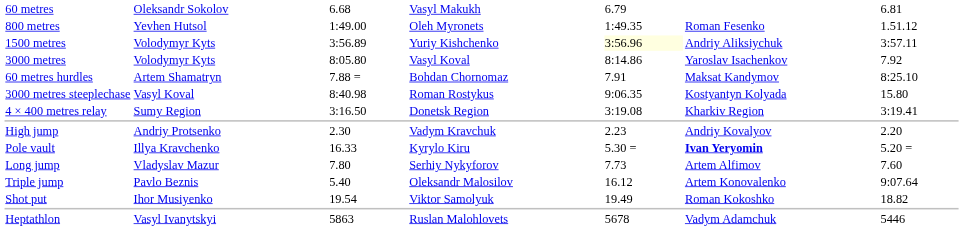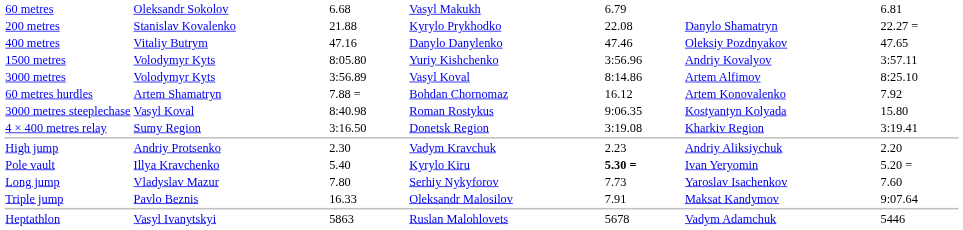+ row: (33, 26)
+ row: (33, 43)
- row: (33, 26)
(348, 43) 3:56.89 -> (348, 60) 8:05.80
(623, 43) lightyellow background -> (623, 60) no background
(734, 43) Andriy Aliksiychuk -> (728, 60) Andriy Kovalyov
(348, 60) 8:05.80 -> (348, 77) 3:56.89
(736, 60) Yaroslav Isachenkov -> (723, 77) Artem Alfimov
(891, 60) 7.92 -> (899, 77) 8:25.10
(616, 77) 7.91 -> (619, 94) 16.12
(732, 77) Maksat Kandymov -> (735, 94) Artem Konovalenko
(899, 77) 8:25.10 -> (891, 94) 7.92
(728, 131) Andriy Kovalyov -> (734, 147) Andriy Aliksiychuk
(343, 147) 16.33 -> (340, 164) 5.40
(621, 147) normal -> (621, 164) bold
(724, 147) bold -> (722, 164) normal
(723, 164) Artem Alfimov -> (736, 181) Yaroslav Isachenkov
(340, 181) 5.40 -> (343, 198) 16.33
(619, 181) 16.12 -> (616, 198) 7.91
(735, 181) Artem Konovalenko -> (732, 198) Maksat Kandymov
- row: (26, 198)
